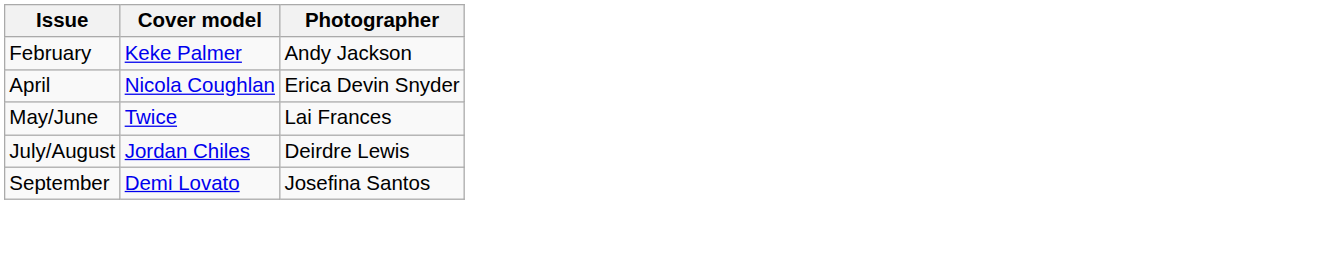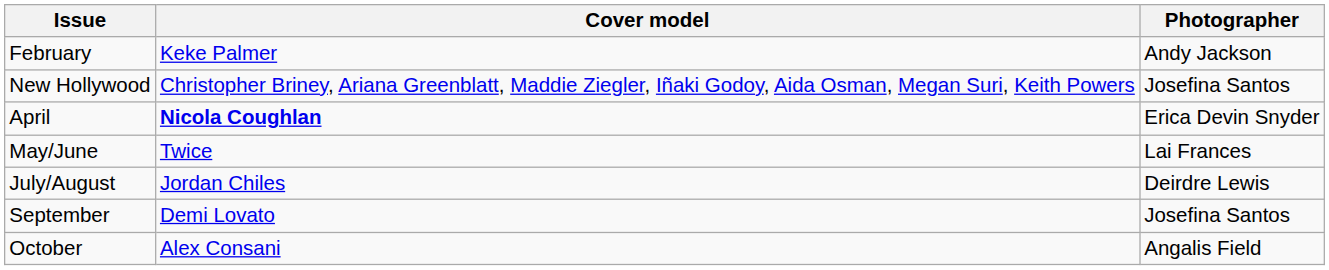+ row: (80, 85)
(200, 85) normal -> (241, 118) bold
+ row: (46, 248)
